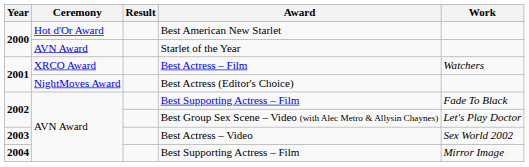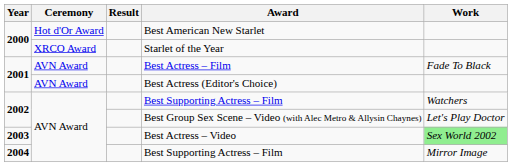(61, 48) AVN Award -> (65, 48) XRCO Award
(65, 65) XRCO Award -> (61, 65) AVN Award
(464, 65) Watchers -> (459, 65) Fade To Black
(77, 83) NightMoves Award -> (61, 83) AVN Award
(475, 100) Fade To Black -> (447, 100) Watchers
(478, 135) no background -> (461, 135) lightgreen background
